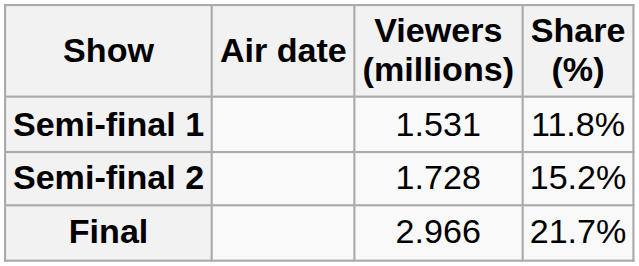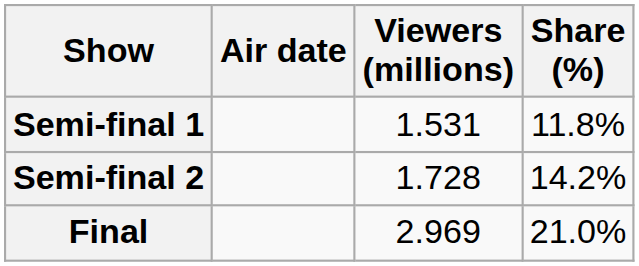(578, 177) 15.2% -> (578, 177) 14.2%
(438, 232) 2.966 -> (438, 232) 2.969
(578, 232) 21.7% -> (578, 232) 21.0%
